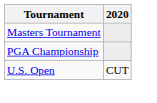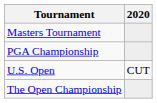+ row: (64, 89)
